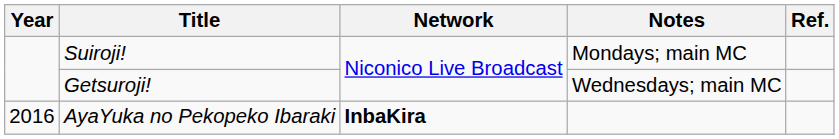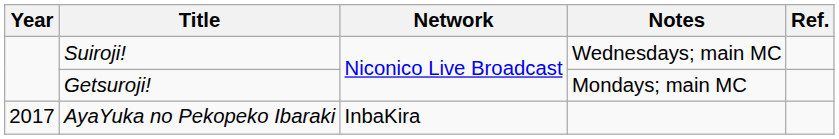(659, 52) Mondays; main MC -> (677, 52) Wednesdays; main MC
(677, 85) Wednesdays; main MC -> (659, 85) Mondays; main MC
(32, 117) 2016 -> (32, 117) 2017
(385, 117) bold -> (382, 117) normal
